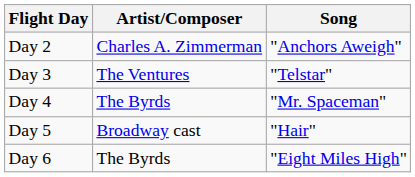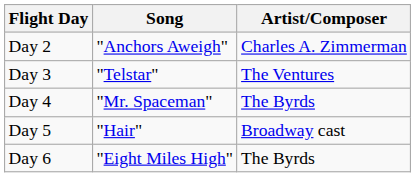columns swapped: (339, 18) <-> (179, 18)
